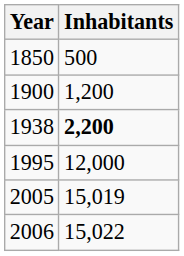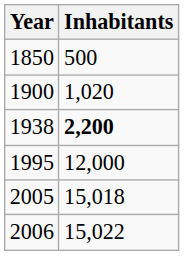(89, 92) 1,200 -> (89, 92) 1,020
(94, 197) 15,019 -> (94, 197) 15,018
